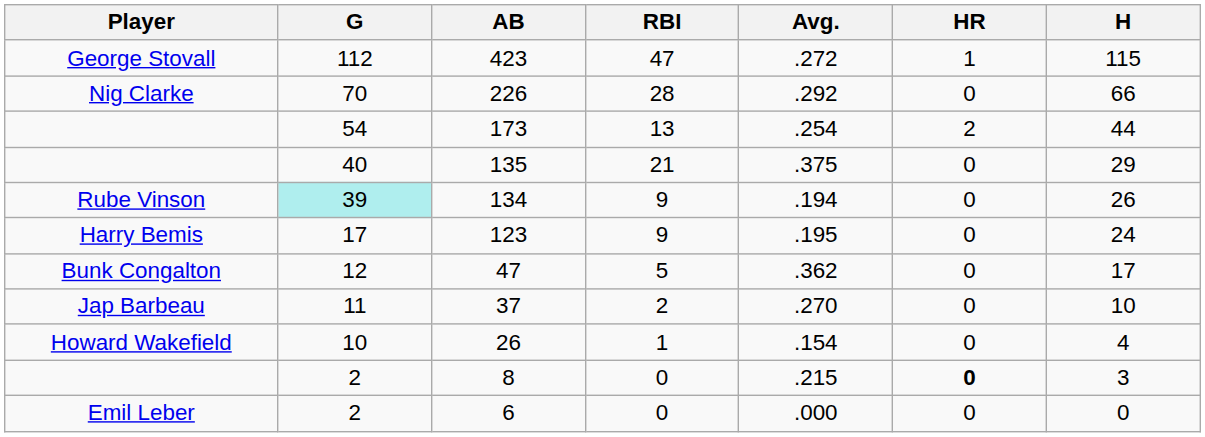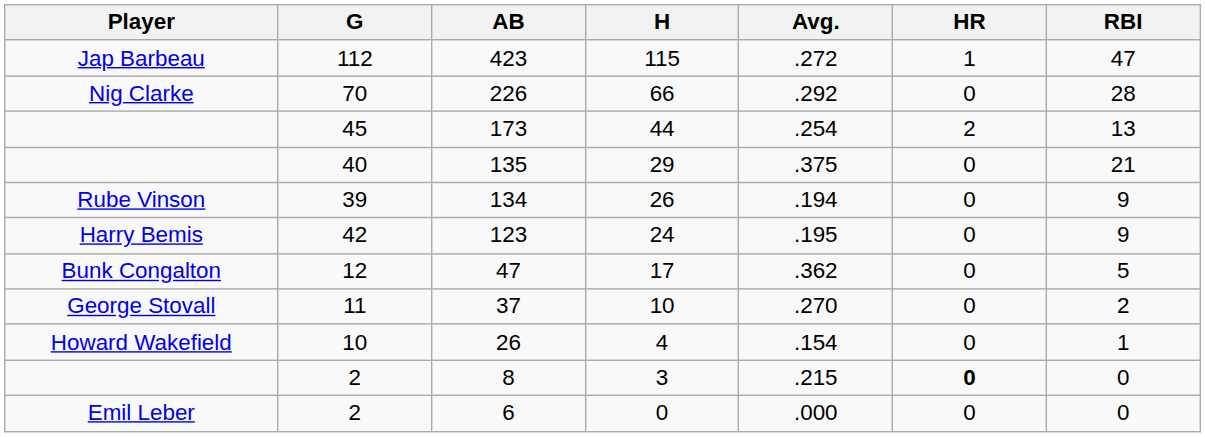columns swapped: (1123, 22) <-> (662, 22)
(141, 57) George Stovall -> (141, 57) Jap Barbeau
(355, 128) 54 -> (355, 128) 45
(355, 199) paleturquoise background -> (355, 199) no background
(355, 235) 17 -> (355, 235) 42
(141, 306) Jap Barbeau -> (141, 306) George Stovall
